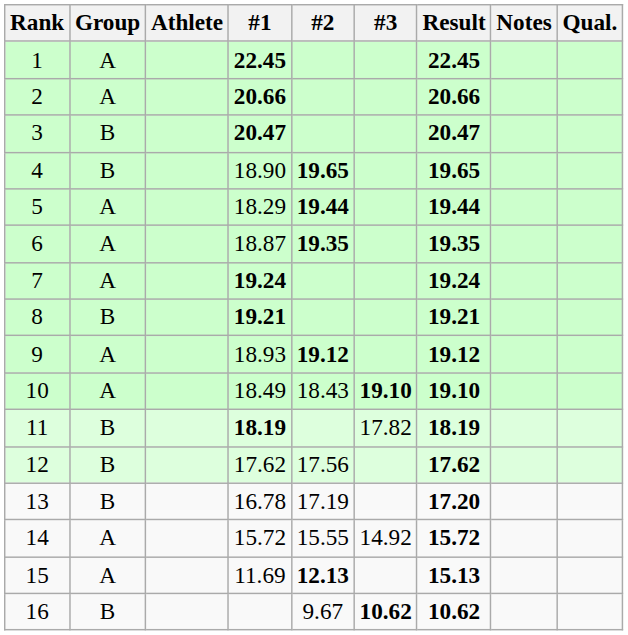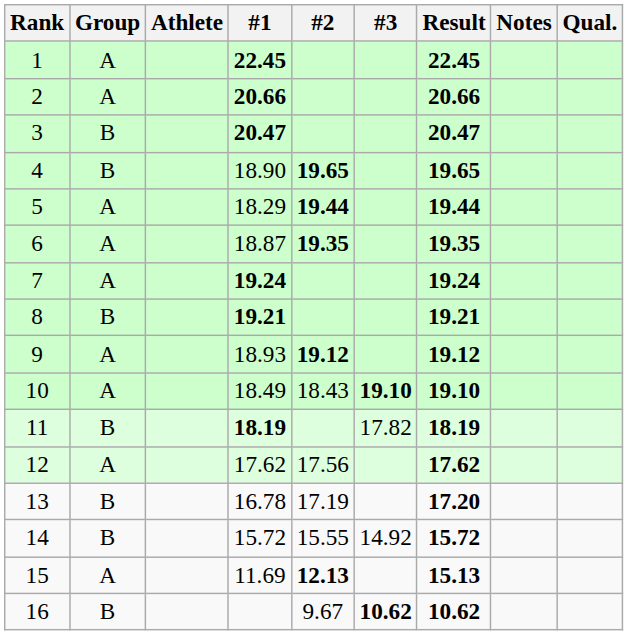(108, 464) B -> (108, 464) A
(108, 538) A -> (108, 538) B
